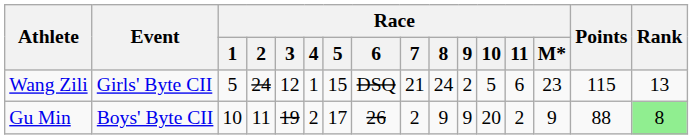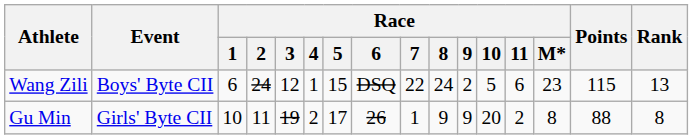(155, 85) Girls' Byte CII -> (155, 85) Boys' Byte CII
(232, 85) 5 -> (232, 85) 6
(415, 85) 21 -> (415, 85) 22
(155, 117) Boys' Byte CII -> (155, 117) Girls' Byte CII
(415, 117) 2 -> (415, 117) 1
(552, 117) 9 -> (552, 117) 8
(660, 117) lightgreen background -> (660, 117) no background
